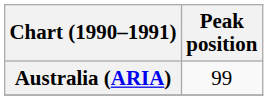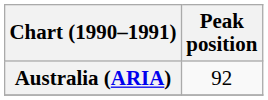(222, 77) 99 -> (222, 77) 92
